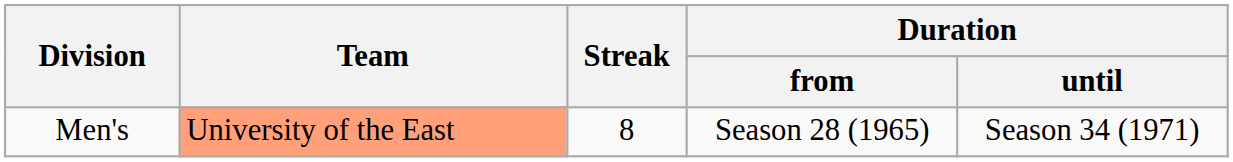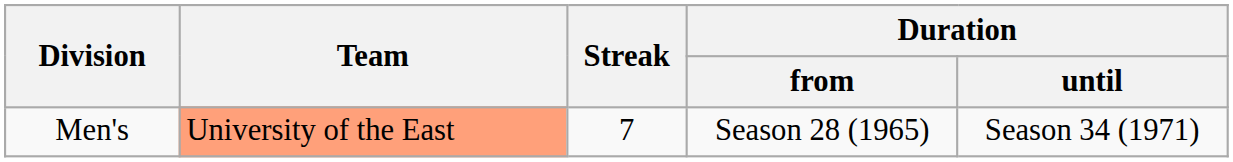(627, 131) 8 -> (627, 131) 7
